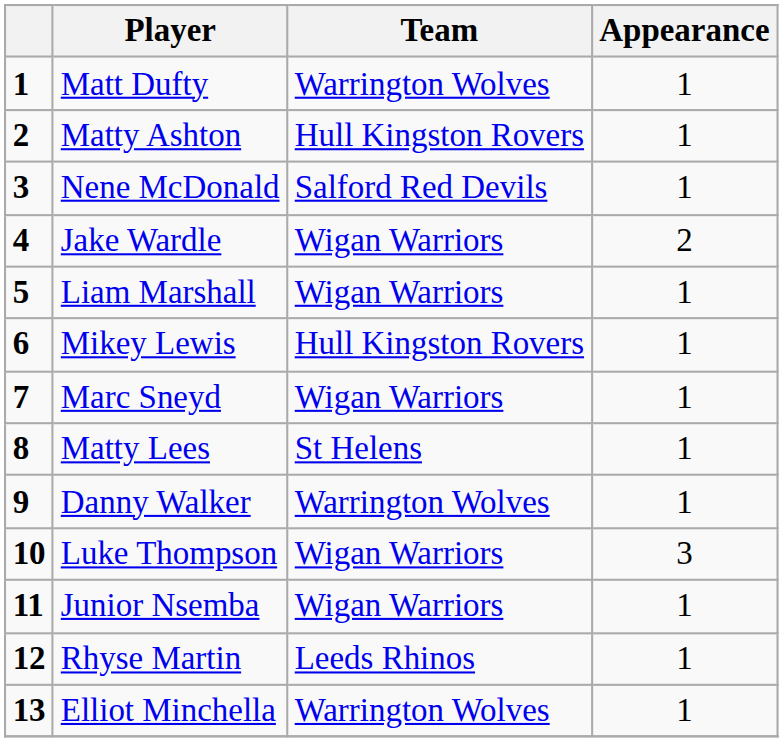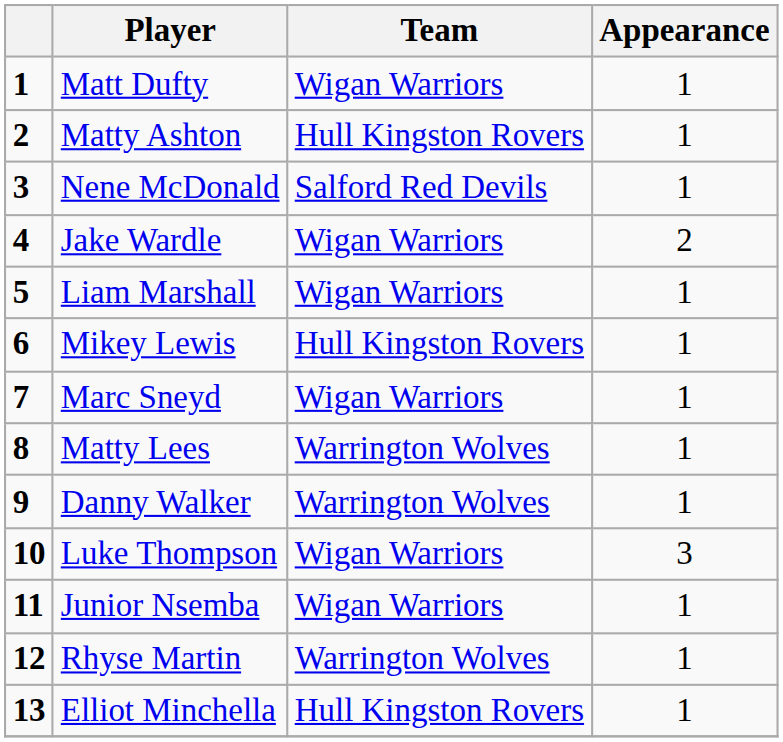(422, 82) Warrington Wolves -> (399, 82) Wigan Warriors
(358, 448) St Helens -> (422, 448) Warrington Wolves
(385, 657) Leeds Rhinos -> (422, 657) Warrington Wolves
(422, 710) Warrington Wolves -> (439, 710) Hull Kingston Rovers
